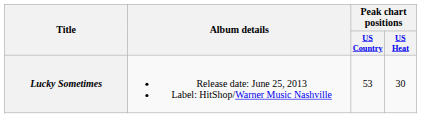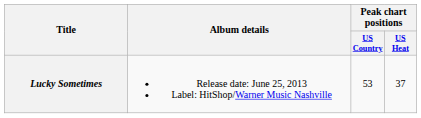(400, 84) 30 -> (400, 84) 37
